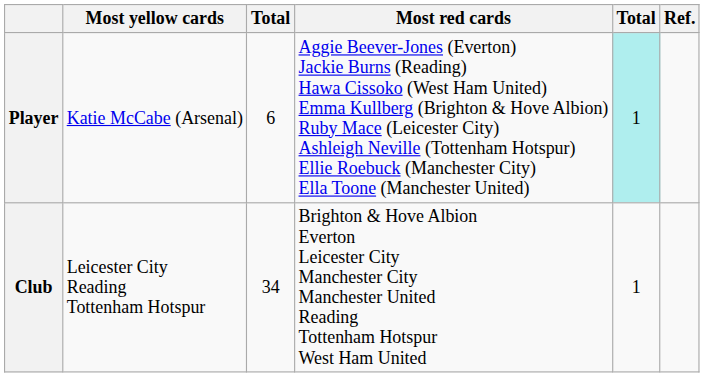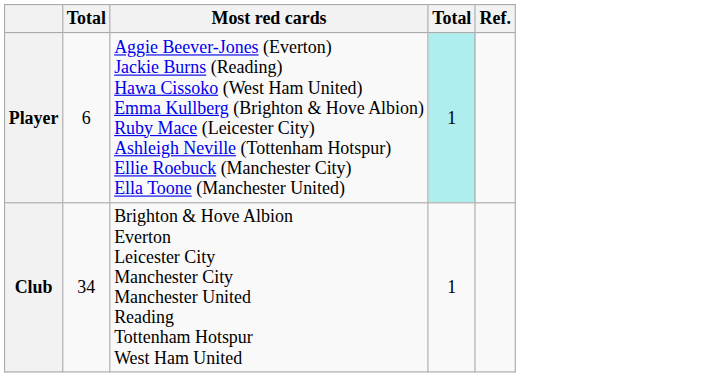- column: (155, 18)
